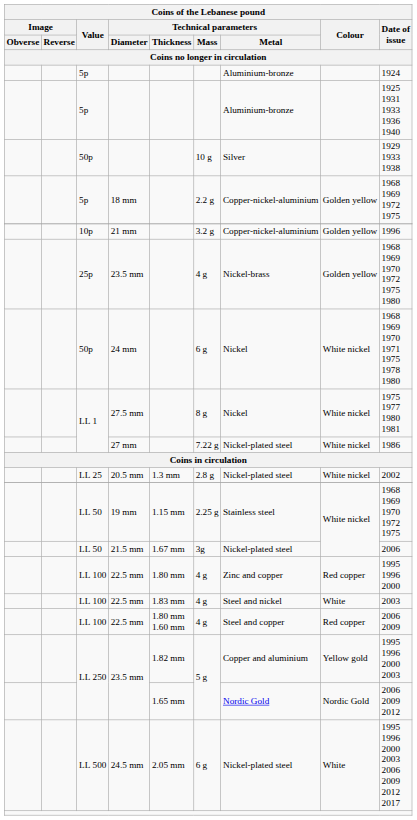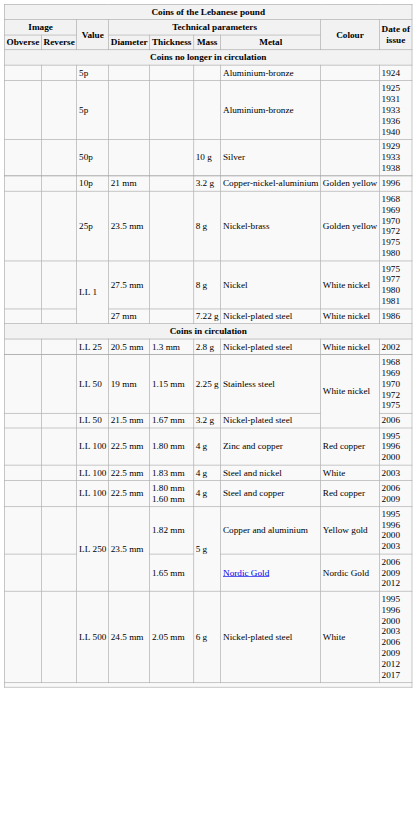- row: (84, 200)
(201, 274) 4 g -> (201, 226) 8 g
- row: (86, 349)
(200, 549) 3g -> (205, 421) 3.2 g
